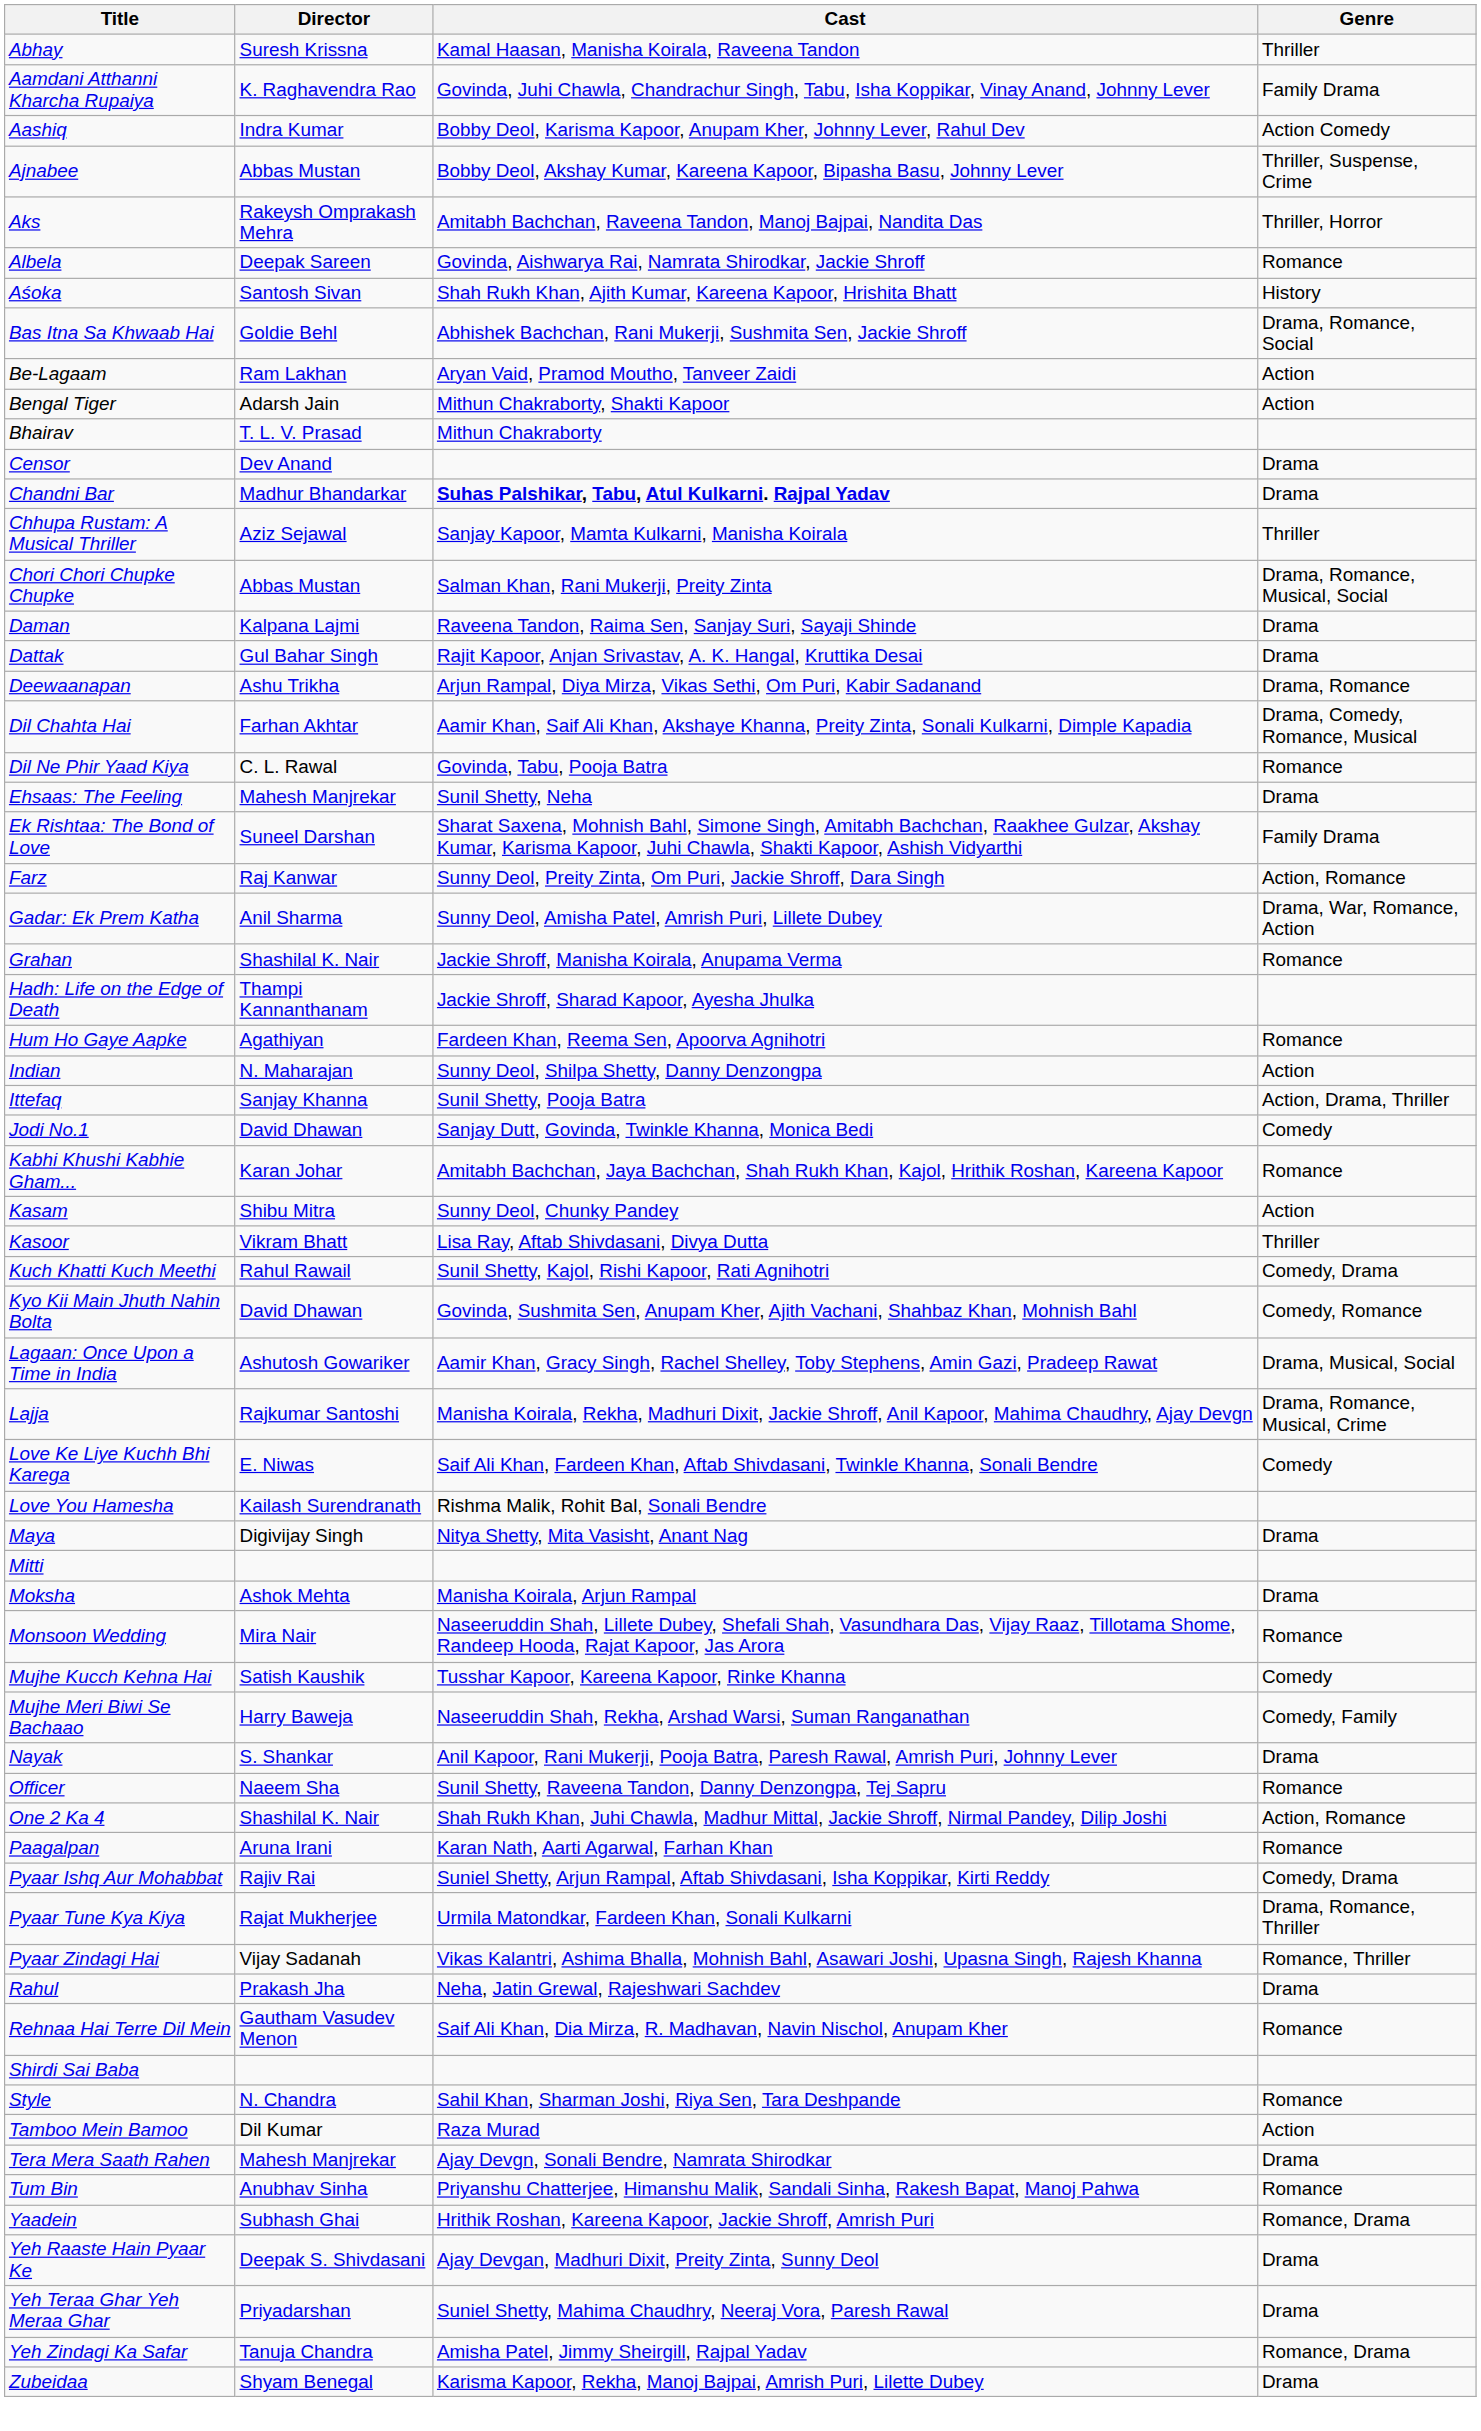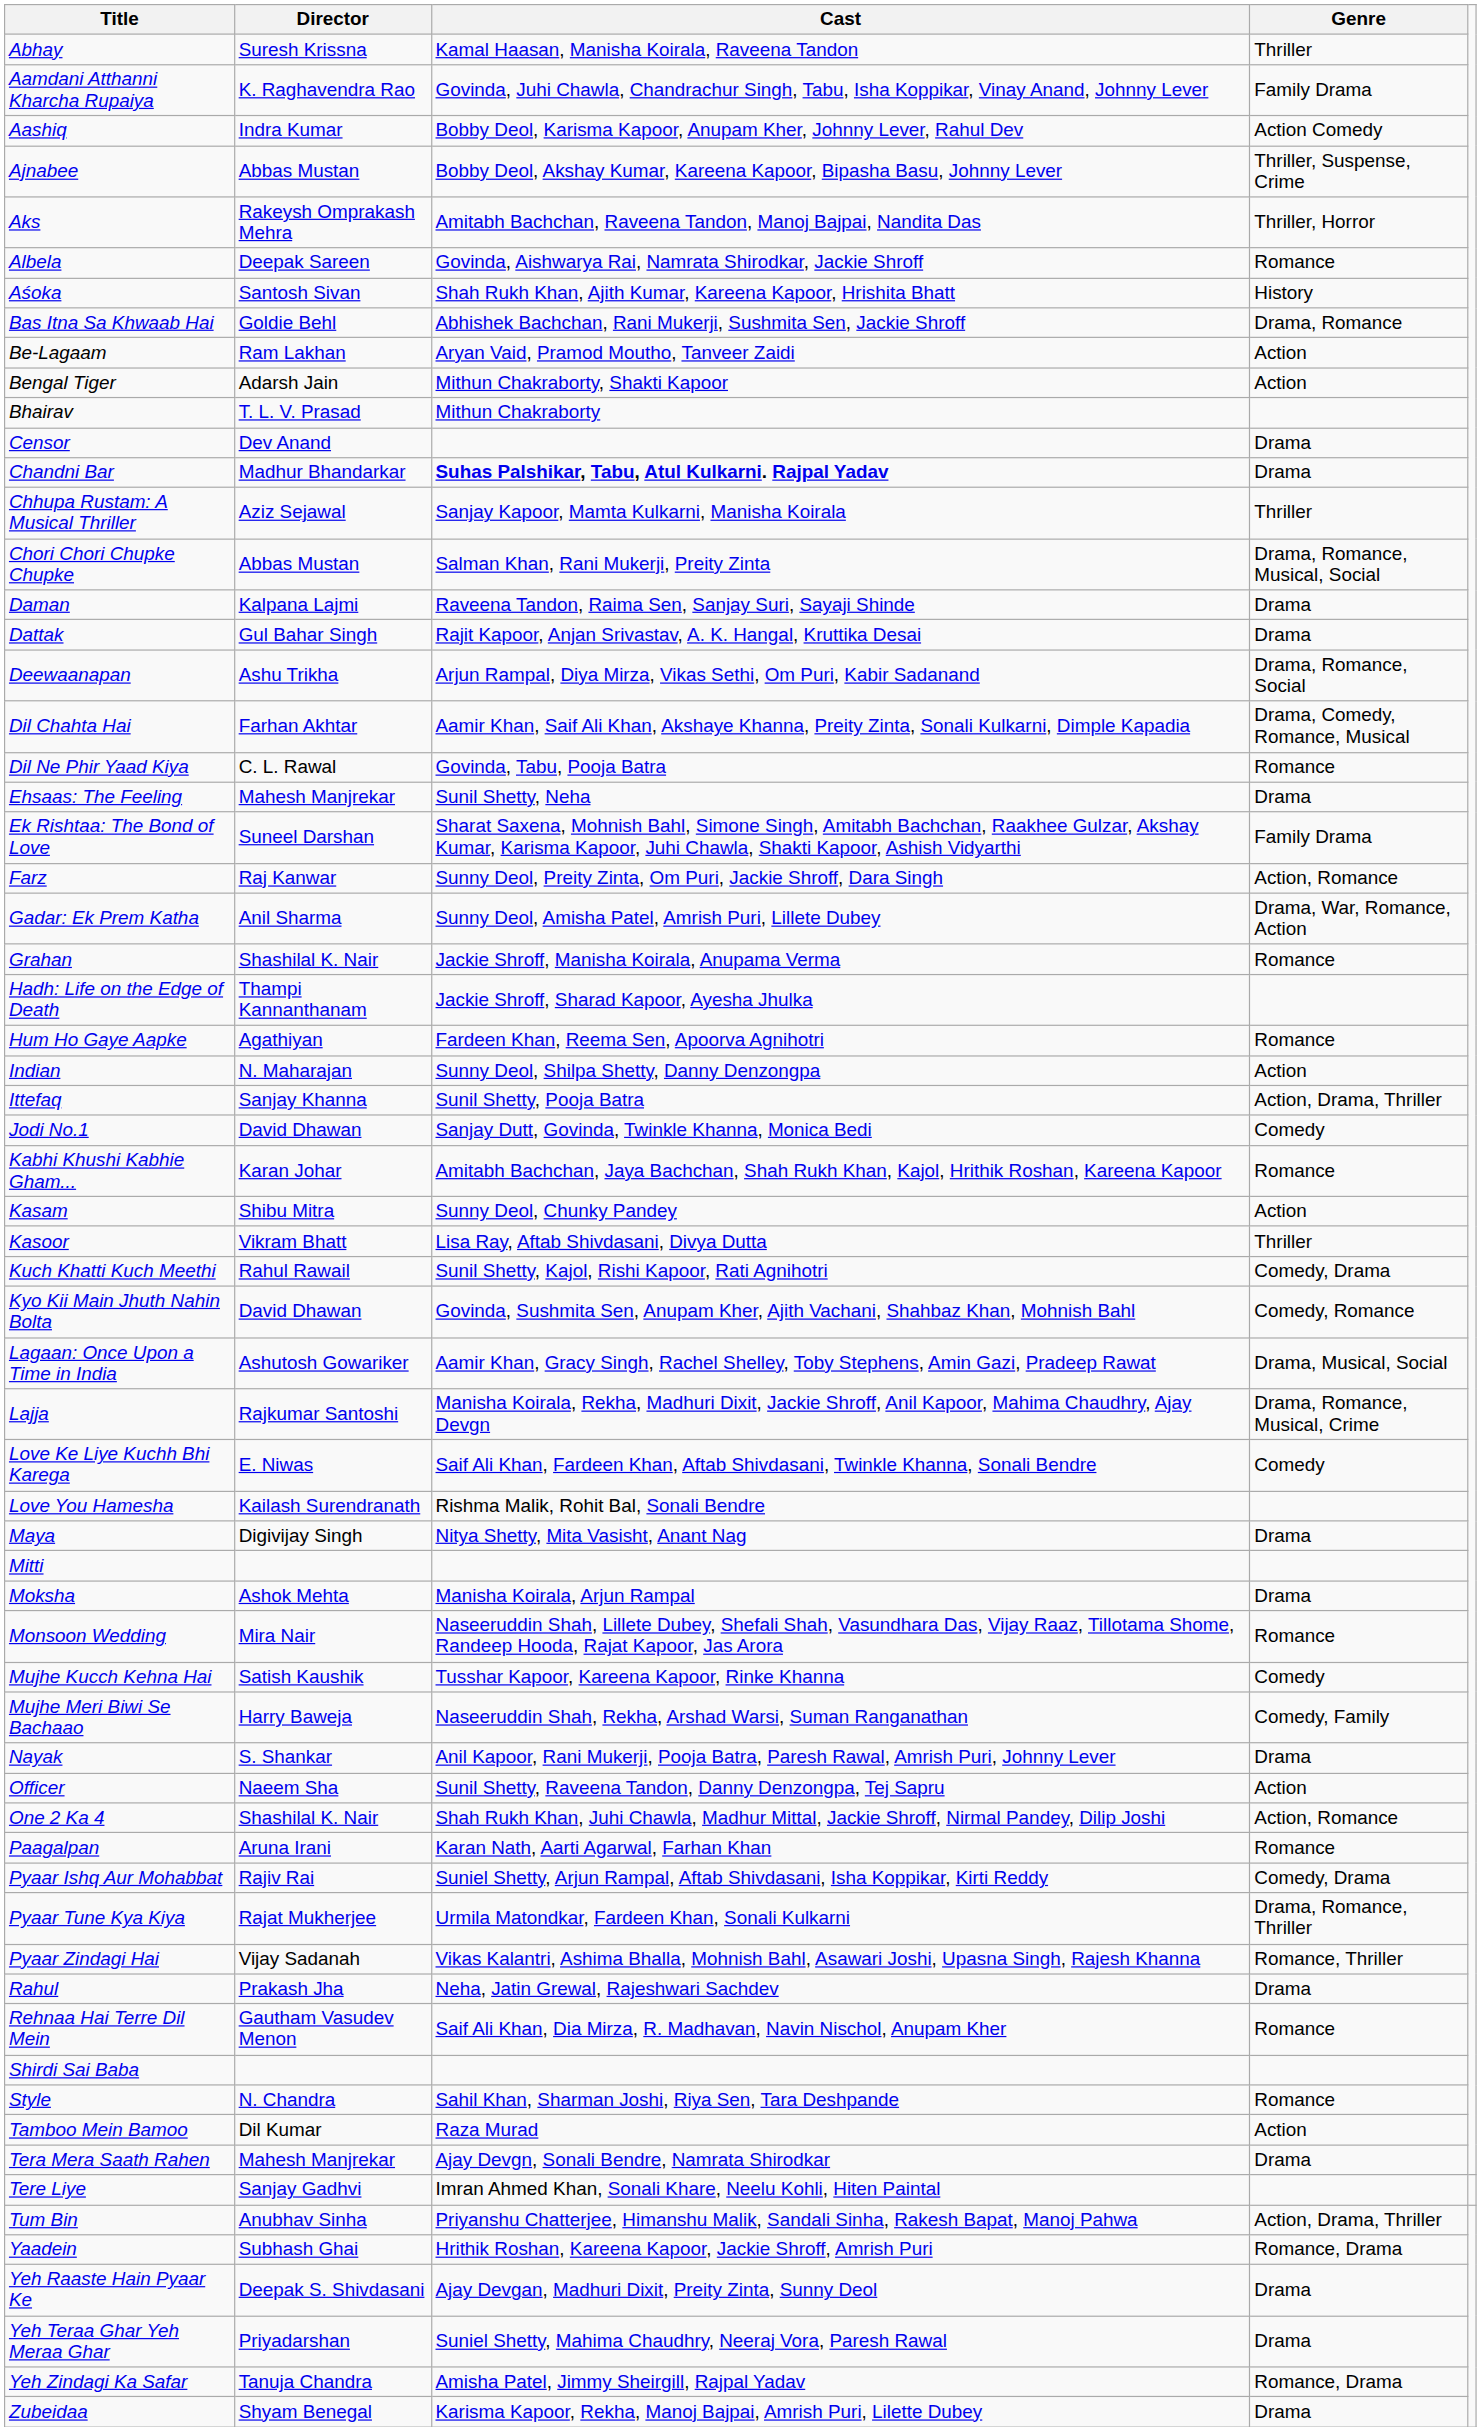(1339, 333) Drama, Romance, Social -> (1328, 322) Drama, Romance
(1336, 685) Drama, Romance -> (1331, 675) Drama, Romance, Social
(1302, 1787) Romance -> (1281, 1787) Action
+ row: (47, 2189)
(1302, 2189) Romance -> (1348, 2219) Action, Drama, Thriller
